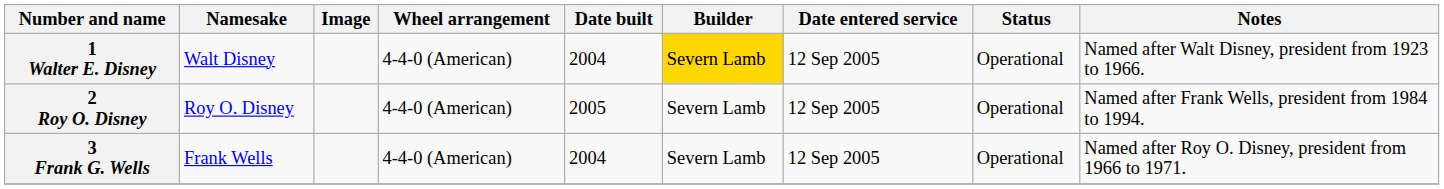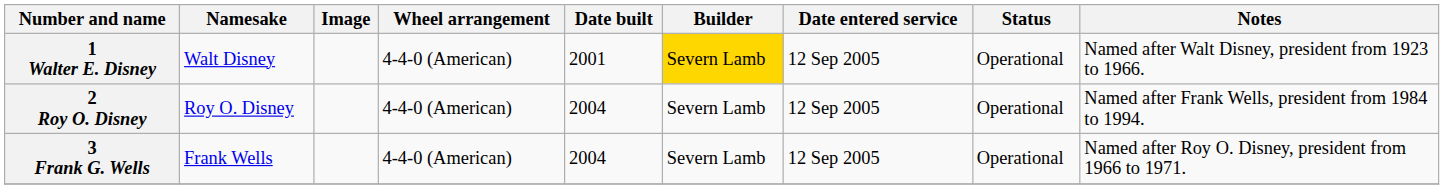(587, 58) 2004 -> (587, 58) 2001
(587, 108) 2005 -> (587, 108) 2004
